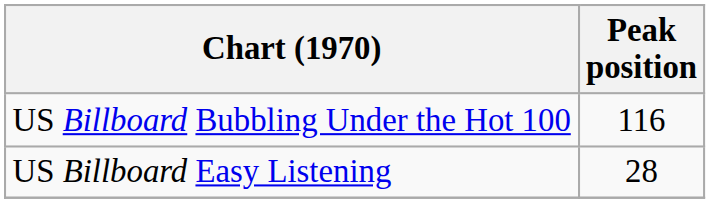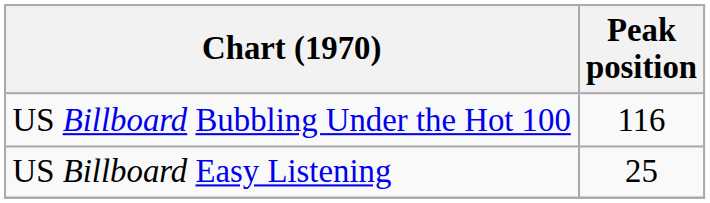(642, 171) 28 -> (642, 171) 25
